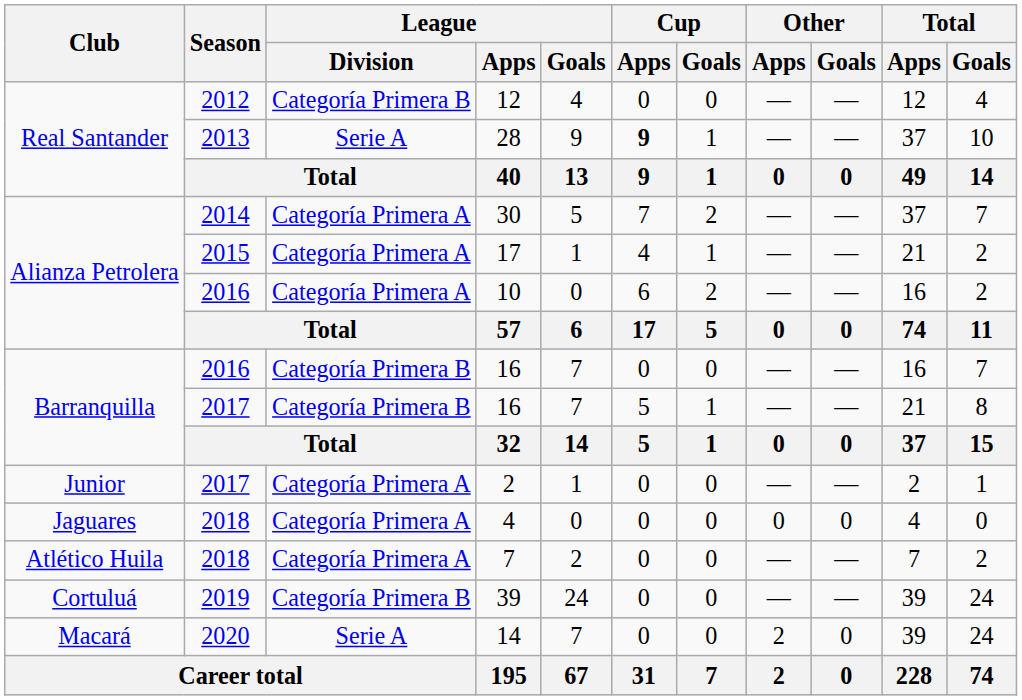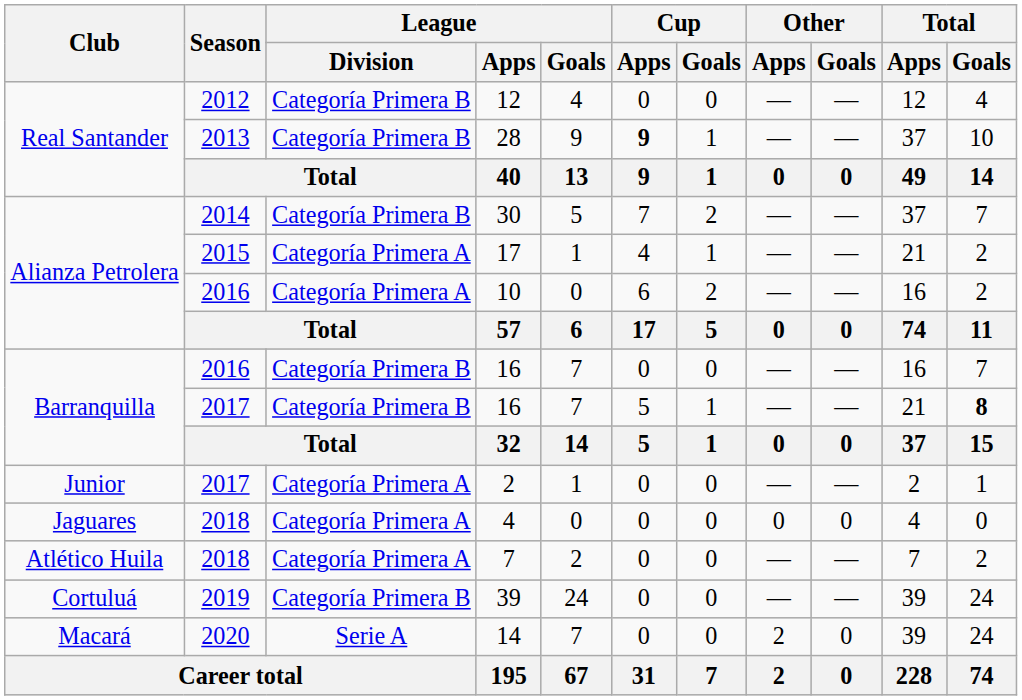(371, 138) Serie A -> (371, 138) Categoría Primera B
(371, 215) Categoría Primera A -> (371, 215) Categoría Primera B
(981, 406) normal -> (981, 406) bold
